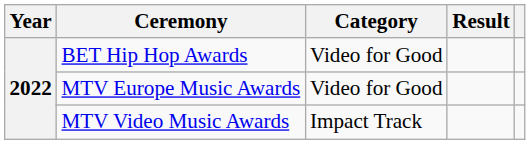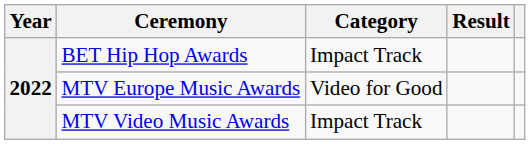(376, 54) Video for Good -> (366, 54) Impact Track
